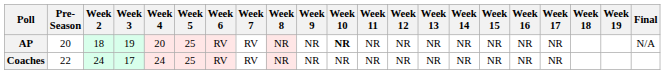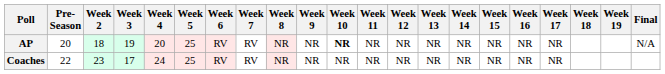(99, 61) 24 -> (99, 61) 23
